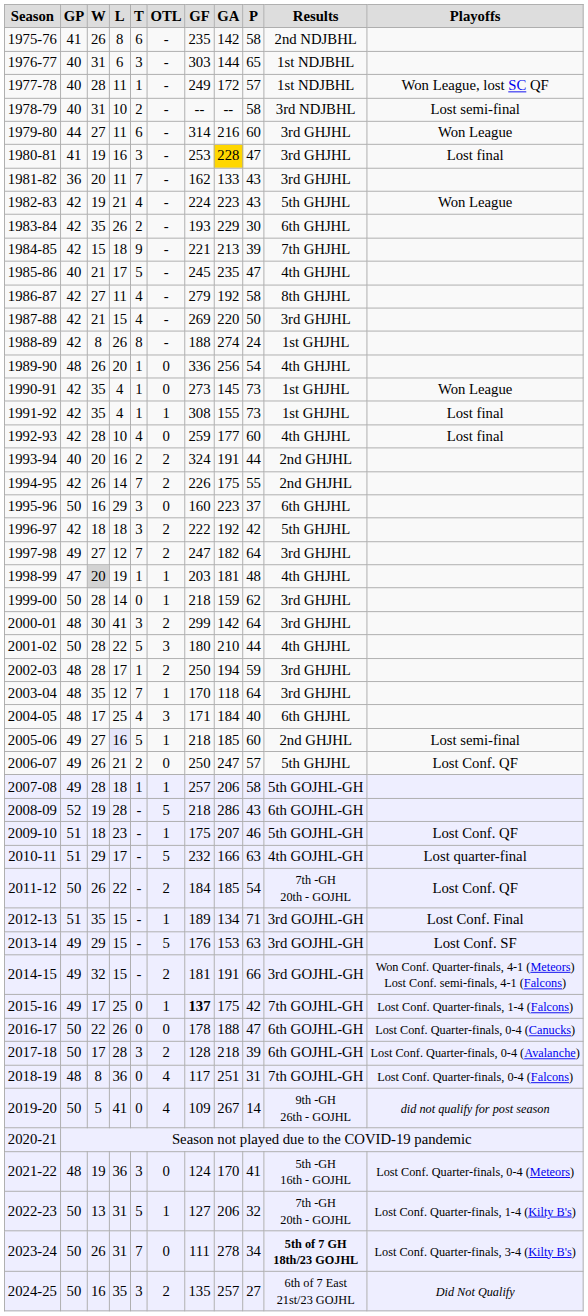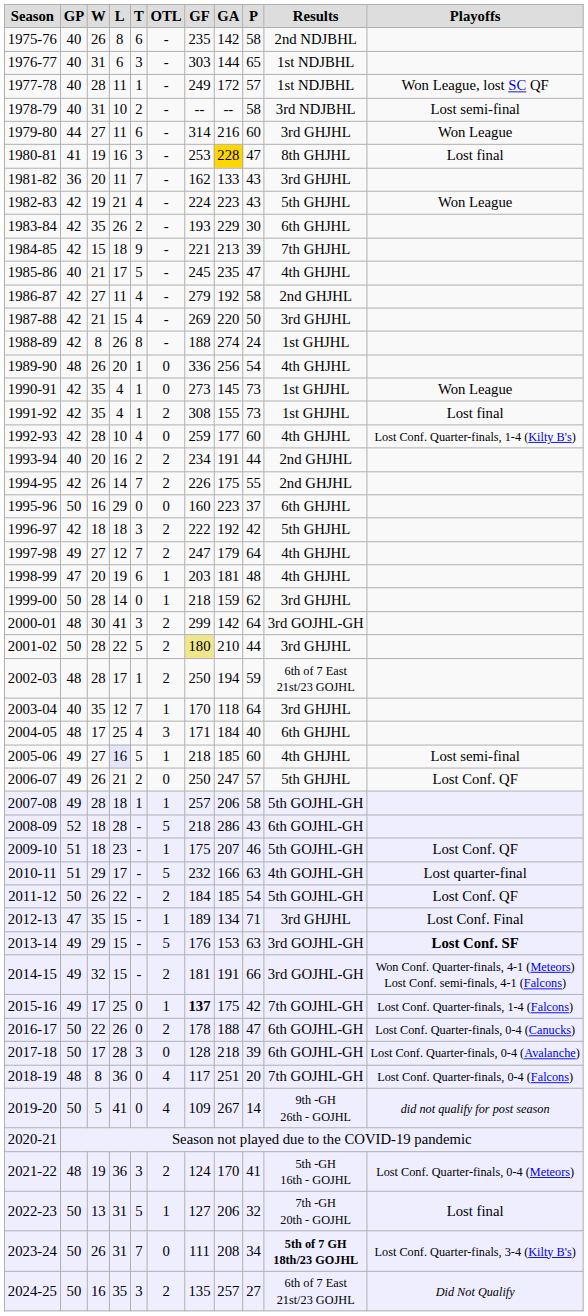(74, 39) 41 -> (74, 39) 40
(316, 156) 3rd GHJHL -> (316, 156) 8th GHJHL
(316, 296) 8th GHJHL -> (316, 296) 2nd GHJHL
(166, 413) 1 -> (166, 413) 2
(475, 436) Lost final -> (475, 437) Lost Conf. Quarter-finals, 1-4 (Kilty B's)
(199, 459) 324 -> (199, 459) 234
(139, 506) 3 -> (139, 506) 0
(228, 553) 182 -> (228, 553) 179
(316, 553) 3rd GHJHL -> (316, 553) 4th GHJHL
(98, 576) lightgrey background -> (98, 576) no background
(139, 576) 1 -> (139, 576) 6
(316, 623) 3rd GHJHL -> (316, 623) 3rd GOJHL-GH
(166, 646) 3 -> (166, 646) 2
(199, 646) no background -> (199, 646) khaki background
(316, 646) 4th GHJHL -> (316, 646) 3rd GHJHL
(316, 669) 3rd GHJHL -> (316, 679) 6th of 7 East 21st/23 GOJHL
(74, 693) 48 -> (74, 709) 40
(316, 739) 2nd GHJHL -> (316, 756) 4th GHJHL
(98, 809) 19 -> (98, 826) 18
(316, 889) 7th -GH 20th - GOJHL -> (316, 896) 5th GOJHL-GH
(74, 919) 51 -> (74, 919) 47
(316, 919) 3rd GOJHL-GH -> (316, 919) 3rd GHJHL
(475, 943) normal -> (475, 943) bold
(166, 1029) 0 -> (166, 1029) 2
(166, 1053) 2 -> (166, 1053) 0
(254, 1076) 31 -> (254, 1076) 20
(166, 1171) 0 -> (166, 1171) 2
(475, 1212) Lost Conf. Quarter-finals, 1-4 (Kilty B's) -> (475, 1211) Lost final
(228, 1251) 278 -> (228, 1251) 208
